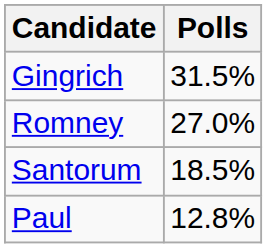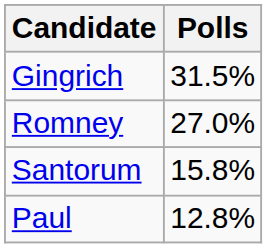(213, 170) 18.5% -> (213, 170) 15.8%
